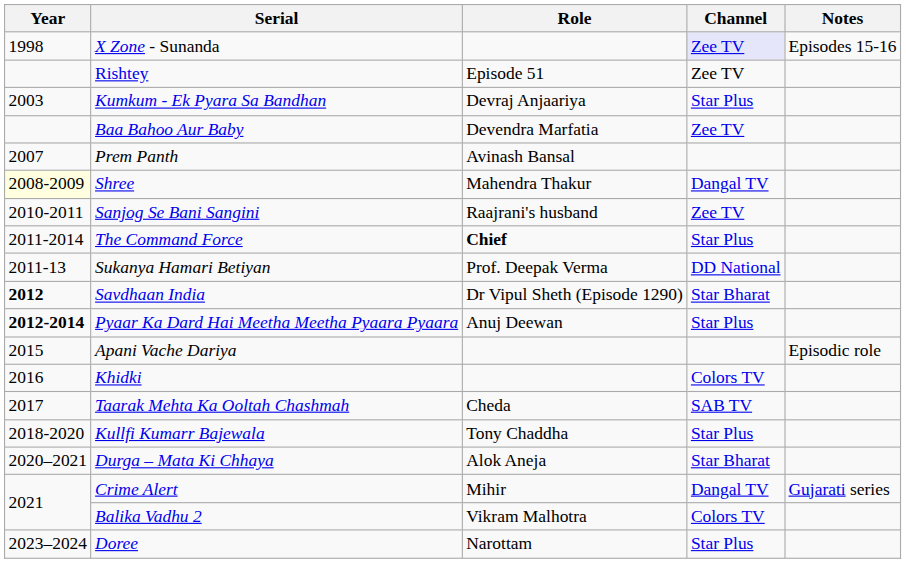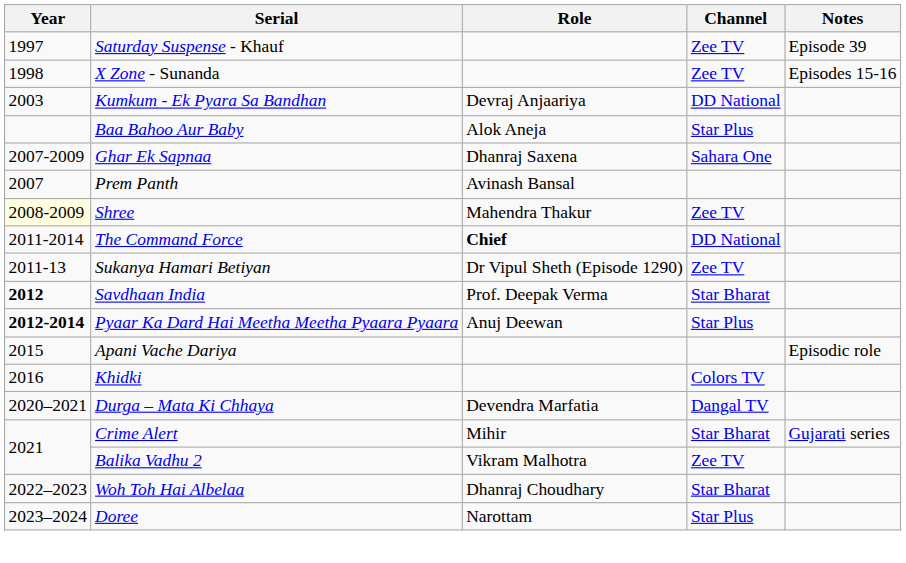+ row: (189, 45)
(718, 45) lavender background -> (718, 73) no background
- row: (122, 73)
(722, 101) Star Plus -> (736, 101) DD National
(532, 128) Devendra Marfatia -> (506, 128) Alok Aneja
(718, 128) Zee TV -> (722, 128) Star Plus
+ row: (153, 156)
(730, 184) Dangal TV -> (718, 211) Zee TV
- row: (177, 211)
(722, 239) Star Plus -> (736, 239) DD National
(537, 267) Prof. Deepak Verma -> (575, 267) Dr Vipul Sheth (Episode 1290)
(736, 267) DD National -> (718, 267) Zee TV
(575, 294) Dr Vipul Sheth (Episode 1290) -> (537, 294) Prof. Deepak Verma
- row: (222, 405)
- row: (180, 433)
(506, 460) Alok Aneja -> (532, 405) Devendra Marfatia
(730, 460) Star Bharat -> (730, 405) Dangal TV
(730, 488) Dangal TV -> (730, 433) Star Bharat
(728, 516) Colors TV -> (718, 460) Zee TV
+ row: (170, 488)
